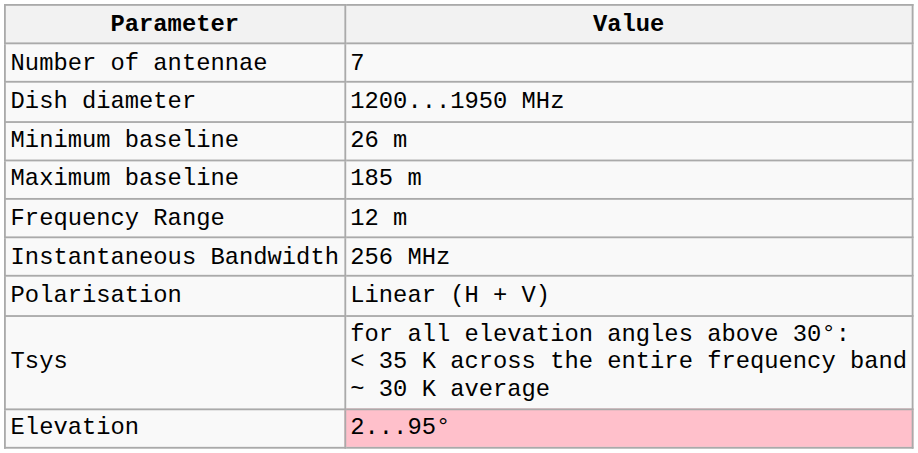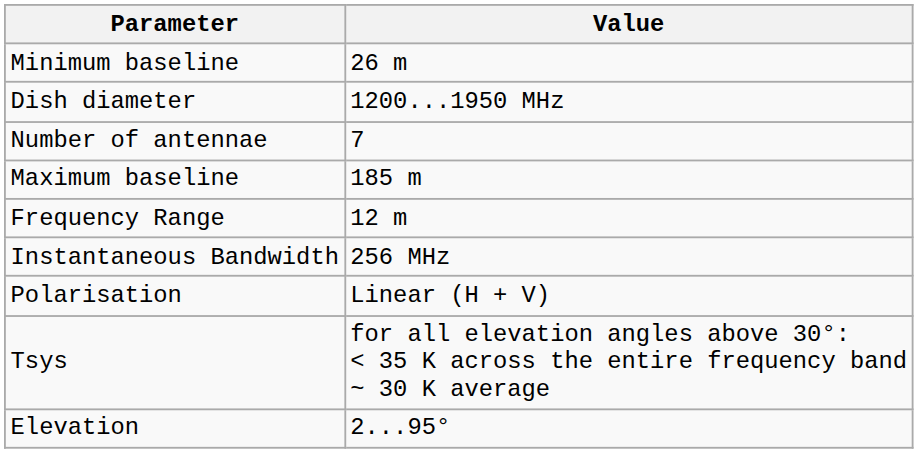rows swapped: (139, 63) <-> (125, 141)
(400, 428) pink background -> (400, 428) no background
